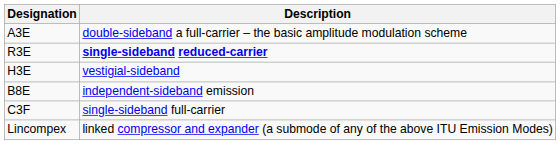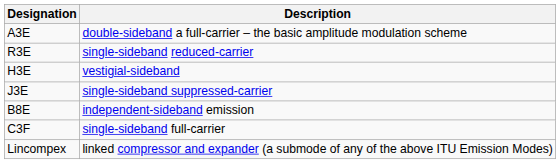(175, 52) bold -> (168, 52) normal
+ row: (18, 91)
